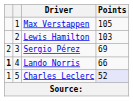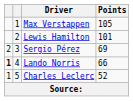(105, 37) 103 -> (105, 37) 101
(103, 76) lavender background -> (103, 76) no background
